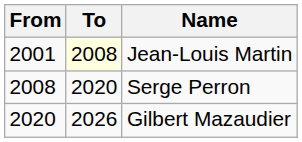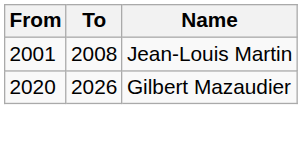(94, 53) lightyellow background -> (94, 53) no background
- row: (189, 86)
